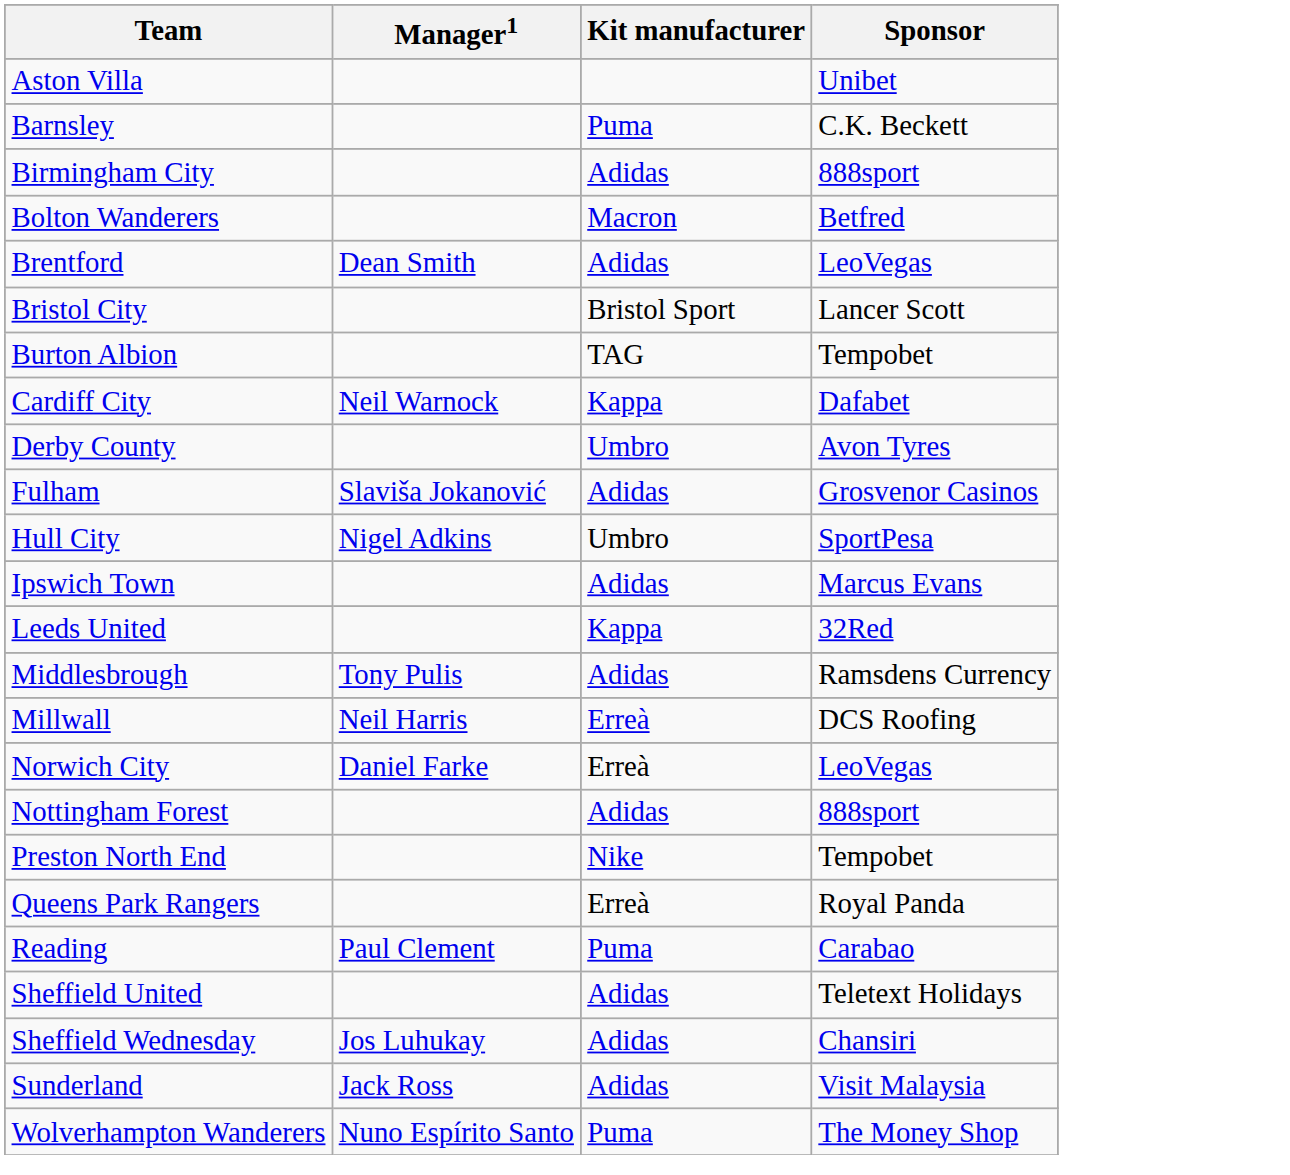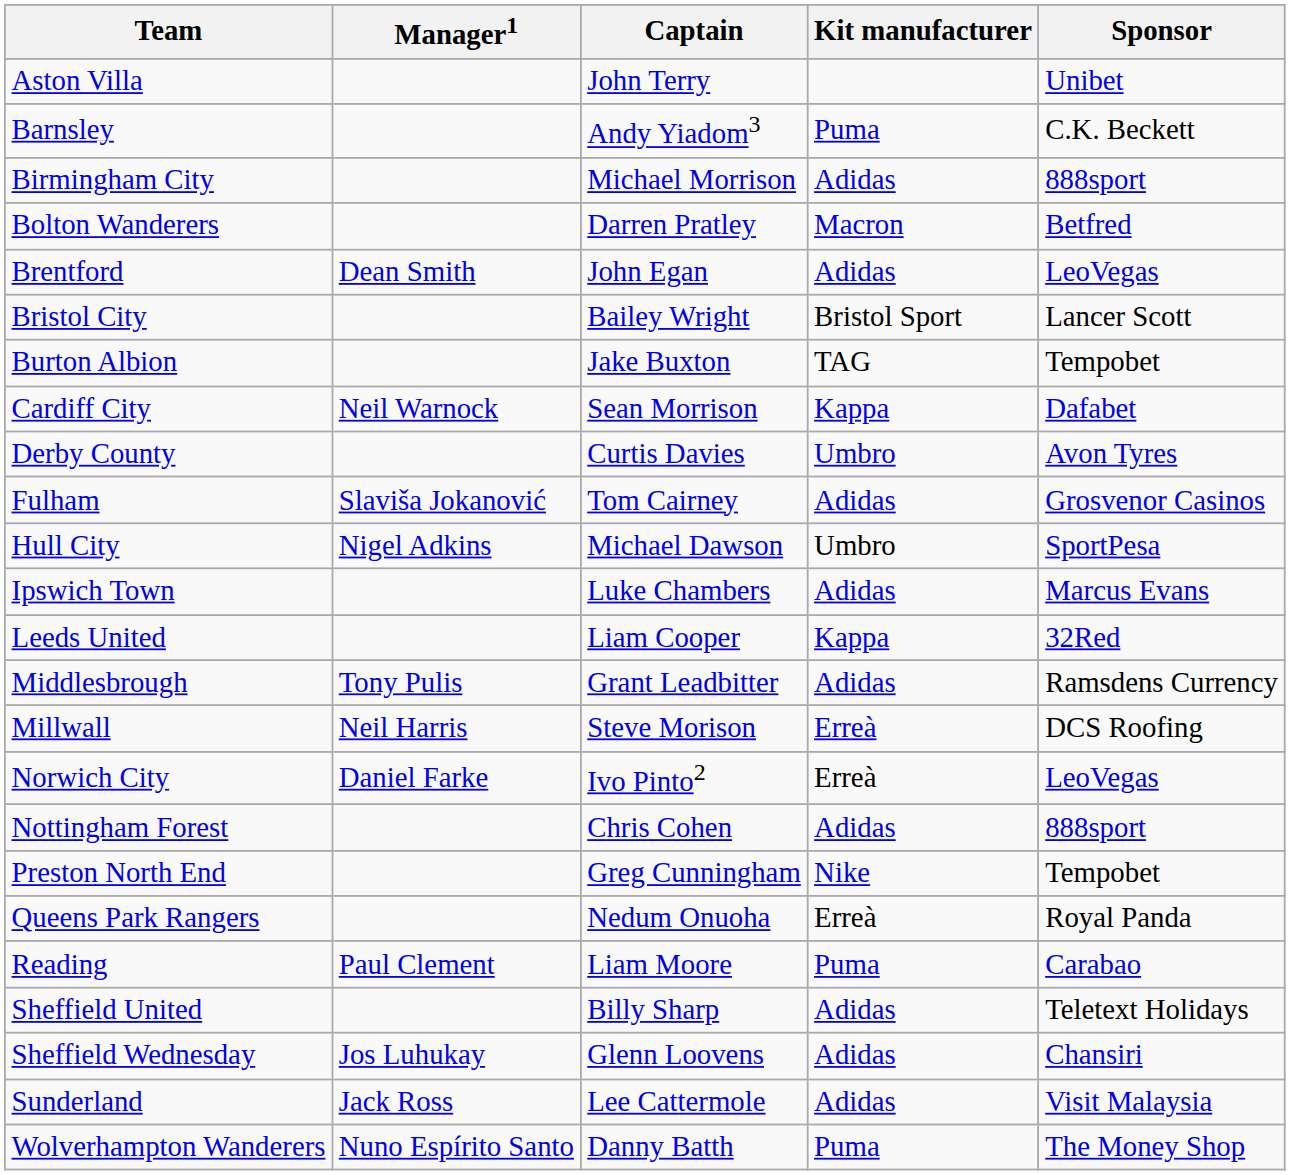+ column: (694, 31)
